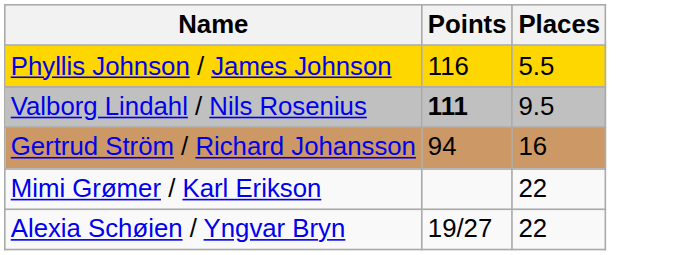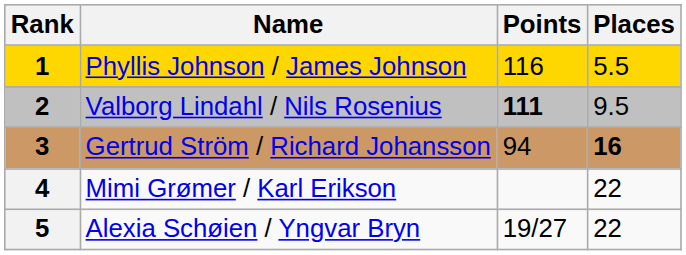+ column: (42, 24)
(533, 147) normal -> (608, 147) bold
